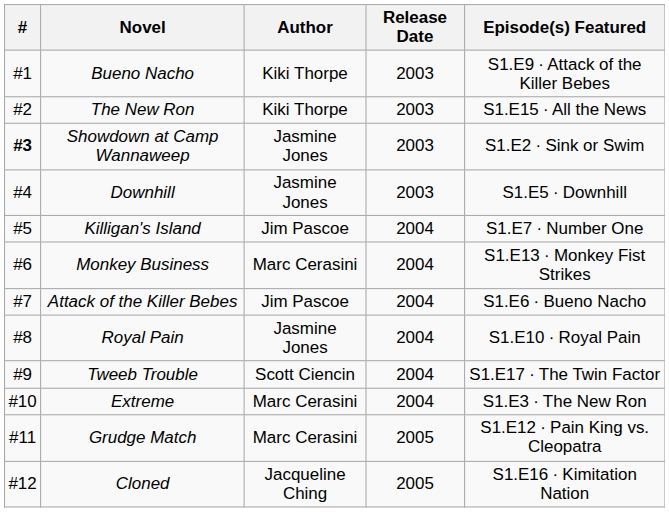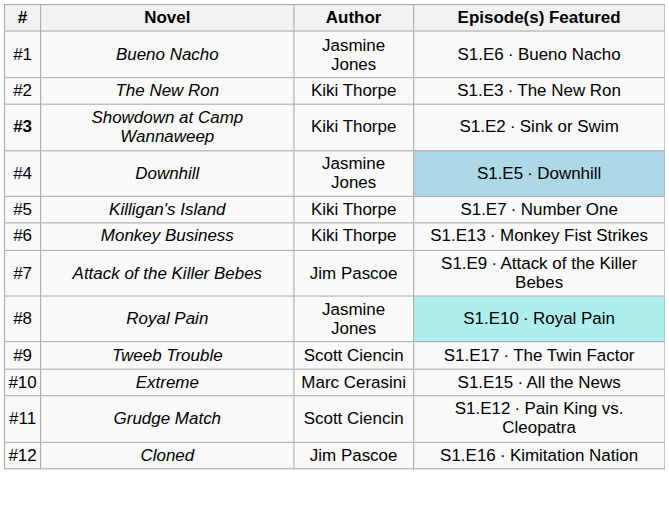- column: (415, 27)
(305, 73) Kiki Thorpe -> (354, 54) Jasmine Jones
(565, 73) S1.E9 ∙ Attack of the Killer Bebes -> (539, 54) S1.E6 ∙ Bueno Nacho
(565, 109) S1.E15 ∙ All the News -> (539, 90) S1.E3 ∙ The New Ron
(305, 146) Jasmine Jones -> (354, 127) Kiki Thorpe
(565, 192) no background -> (539, 173) lightblue background
(305, 228) Jim Pascoe -> (354, 209) Kiki Thorpe
(305, 265) Marc Cerasini -> (354, 236) Kiki Thorpe
(565, 301) S1.E6 ∙ Bueno Nacho -> (539, 273) S1.E9 ∙ Attack of the Killer Bebes
(565, 338) no background -> (539, 318) paleturquoise background
(565, 401) S1.E3 ∙ The New Ron -> (539, 382) S1.E15 ∙ All the News
(305, 437) Marc Cerasini -> (354, 418) Scott Ciencin
(305, 483) Jacqueline Ching -> (354, 455) Jim Pascoe
